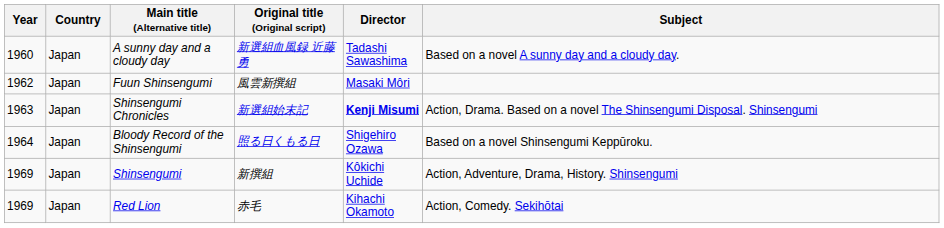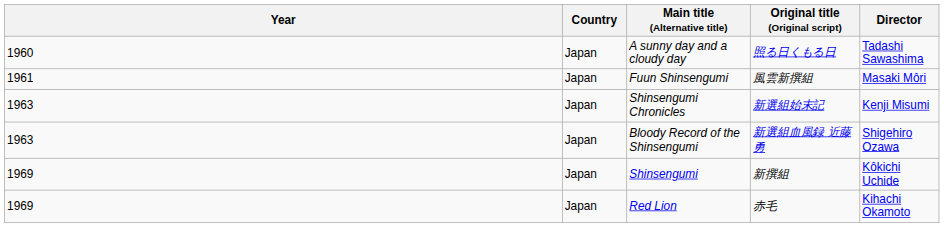- column: (681, 20)
(286, 54) 新選組血風録 近藤勇 -> (795, 52) 照る日くもる日
(20, 83) 1962 -> (20, 79) 1961
(382, 110) bold -> (896, 105) normal
(20, 142) 1964 -> (20, 140) 1963
(278, 141) 照る日くもる日 -> (802, 139) 新選組血風録 近藤勇
